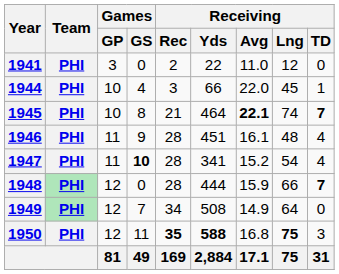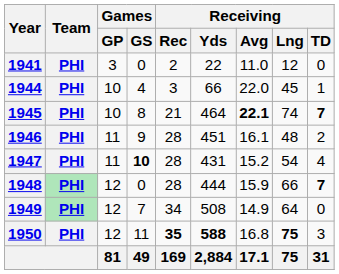(321, 137) 4 -> (321, 137) 2
(213, 161) 341 -> (213, 161) 431
